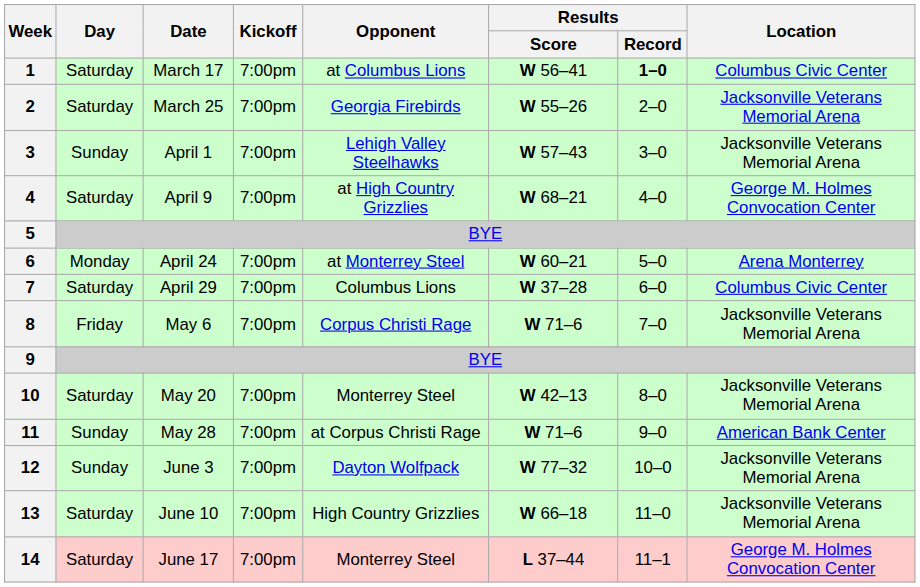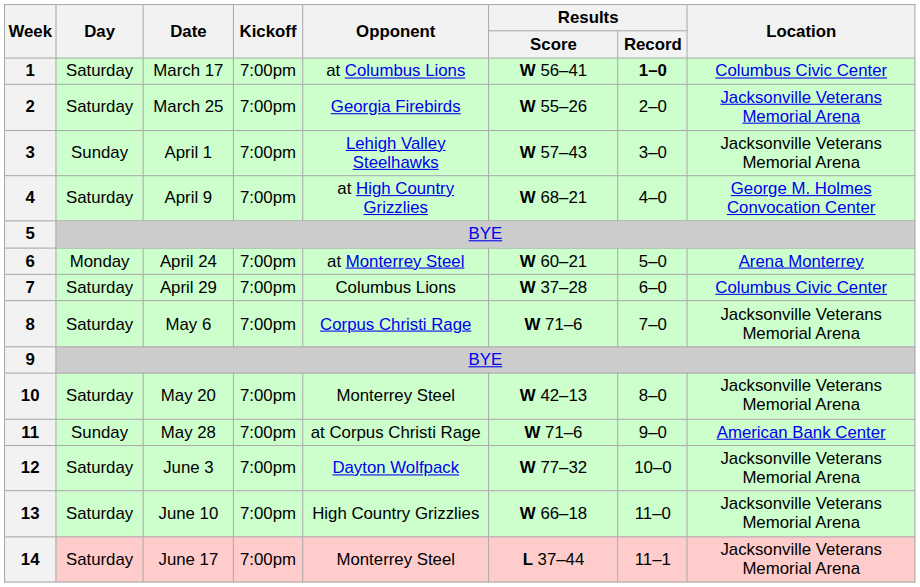(100, 323) Friday -> (100, 323) Saturday
(100, 468) Sunday -> (100, 468) Saturday
(801, 559) George M. Holmes Convocation Center -> (801, 559) Jacksonville Veterans Memorial Arena
